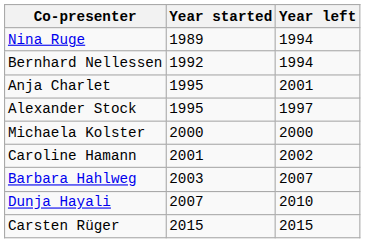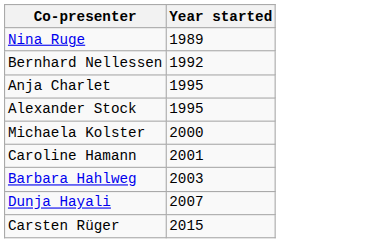- column: (318, 16)
